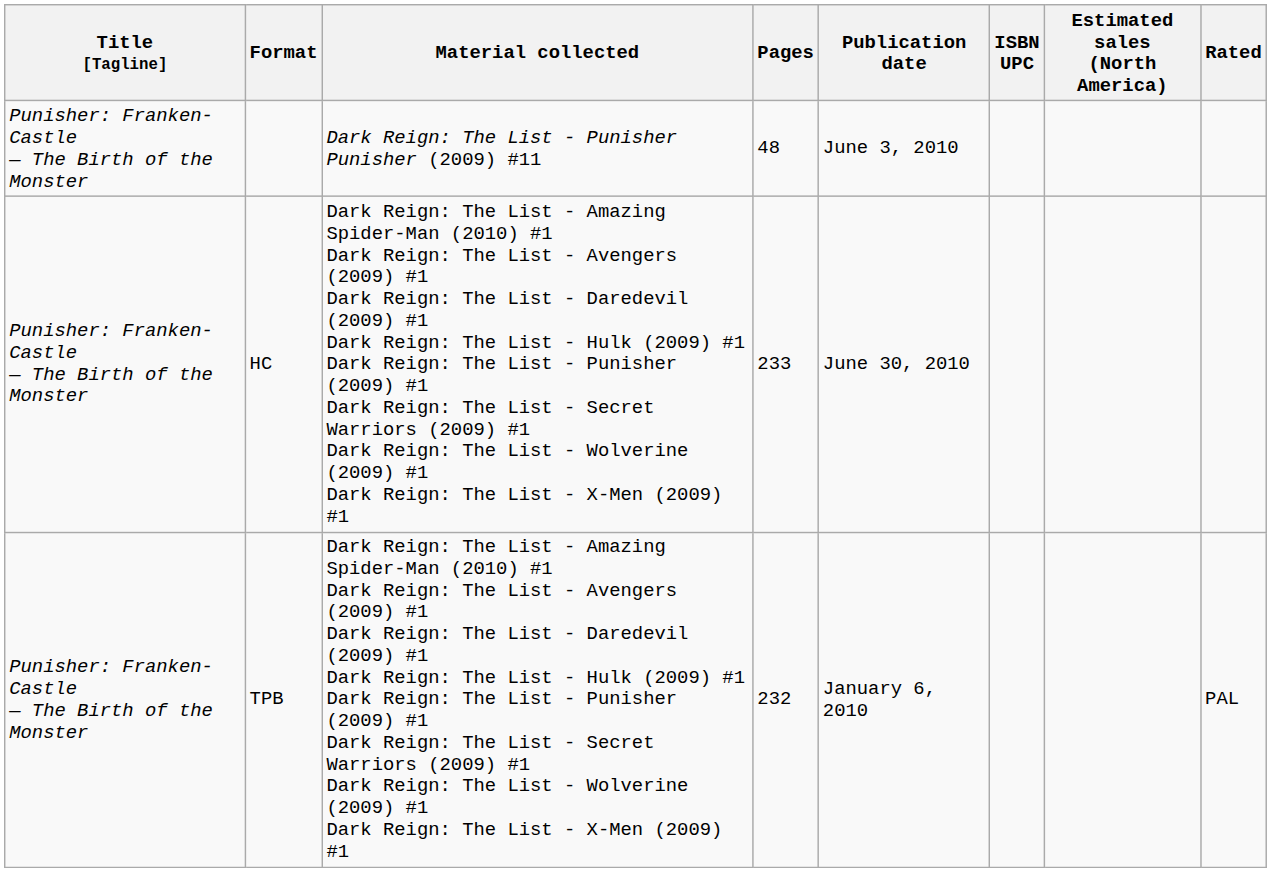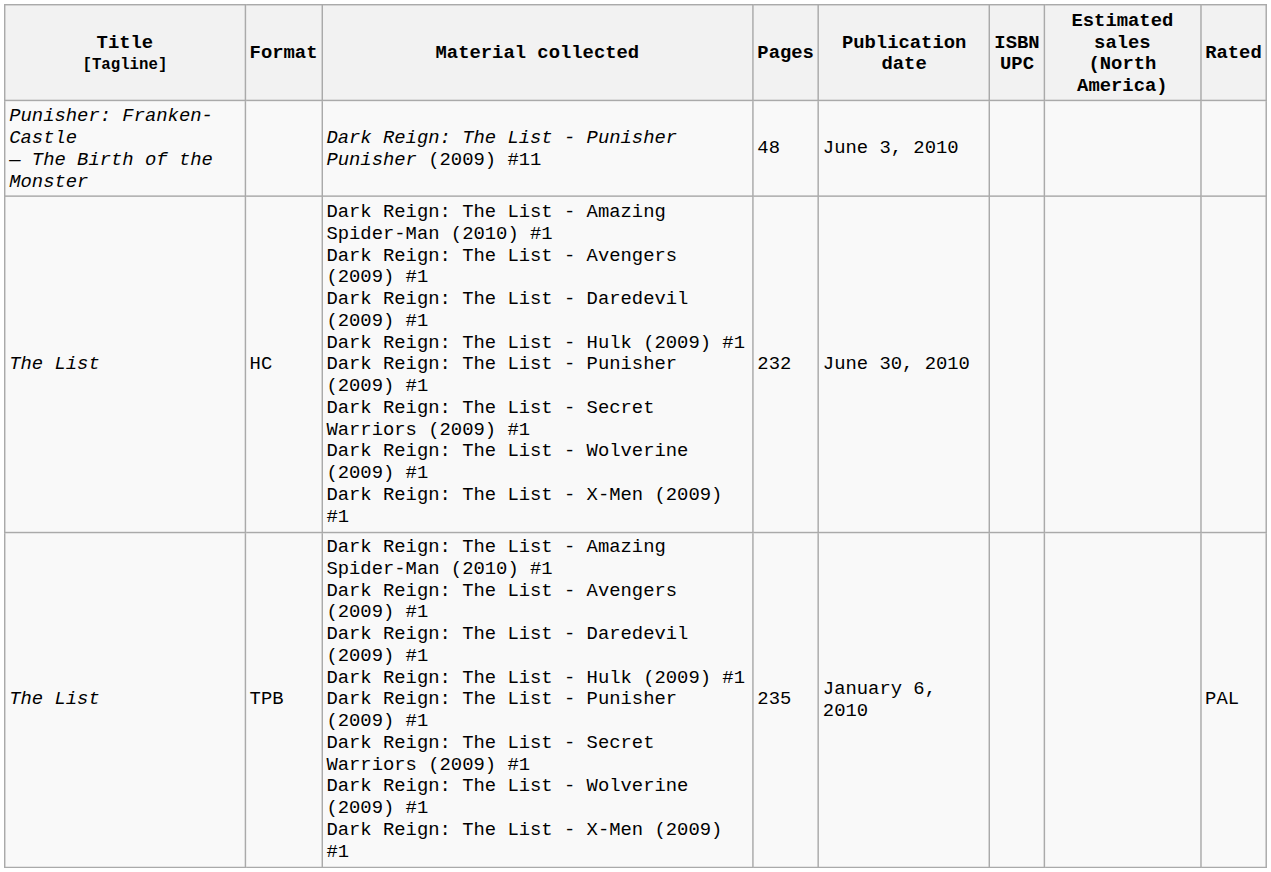(111, 364) Punisher: Franken-Castle — The Birth of the Monster -> (54, 364) The List
(774, 364) 233 -> (774, 364) 232
(111, 700) Punisher: Franken-Castle — The Birth of the Monster -> (54, 700) The List
(774, 700) 232 -> (774, 700) 235
